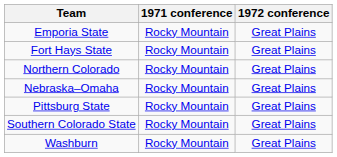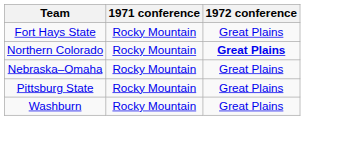- row: (71, 32)
(284, 69) normal -> (251, 50) bold
- row: (71, 124)
